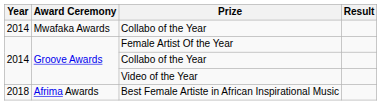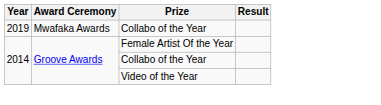(18, 28) 2014 -> (18, 28) 2019
- row: (66, 92)
